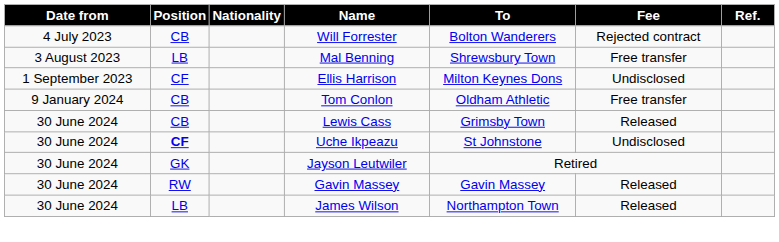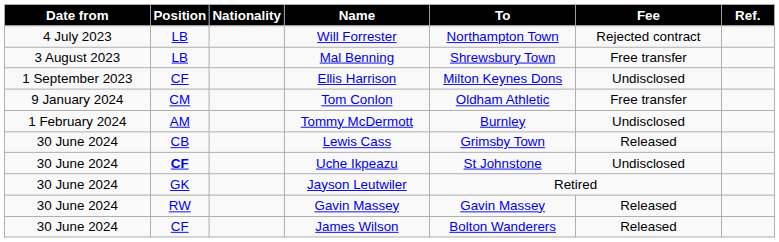(180, 37) CB -> (180, 37) LB
(503, 37) Bolton Wanderers -> (503, 37) Northampton Town
(180, 100) CB -> (180, 100) CM
+ row: (357, 121)
(180, 206) LB -> (180, 227) CF
(503, 206) Northampton Town -> (503, 227) Bolton Wanderers
